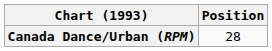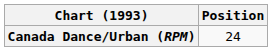(233, 36) 28 -> (233, 36) 24
